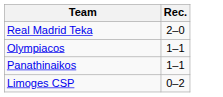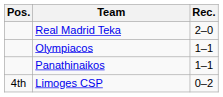+ column: (19, 13)
